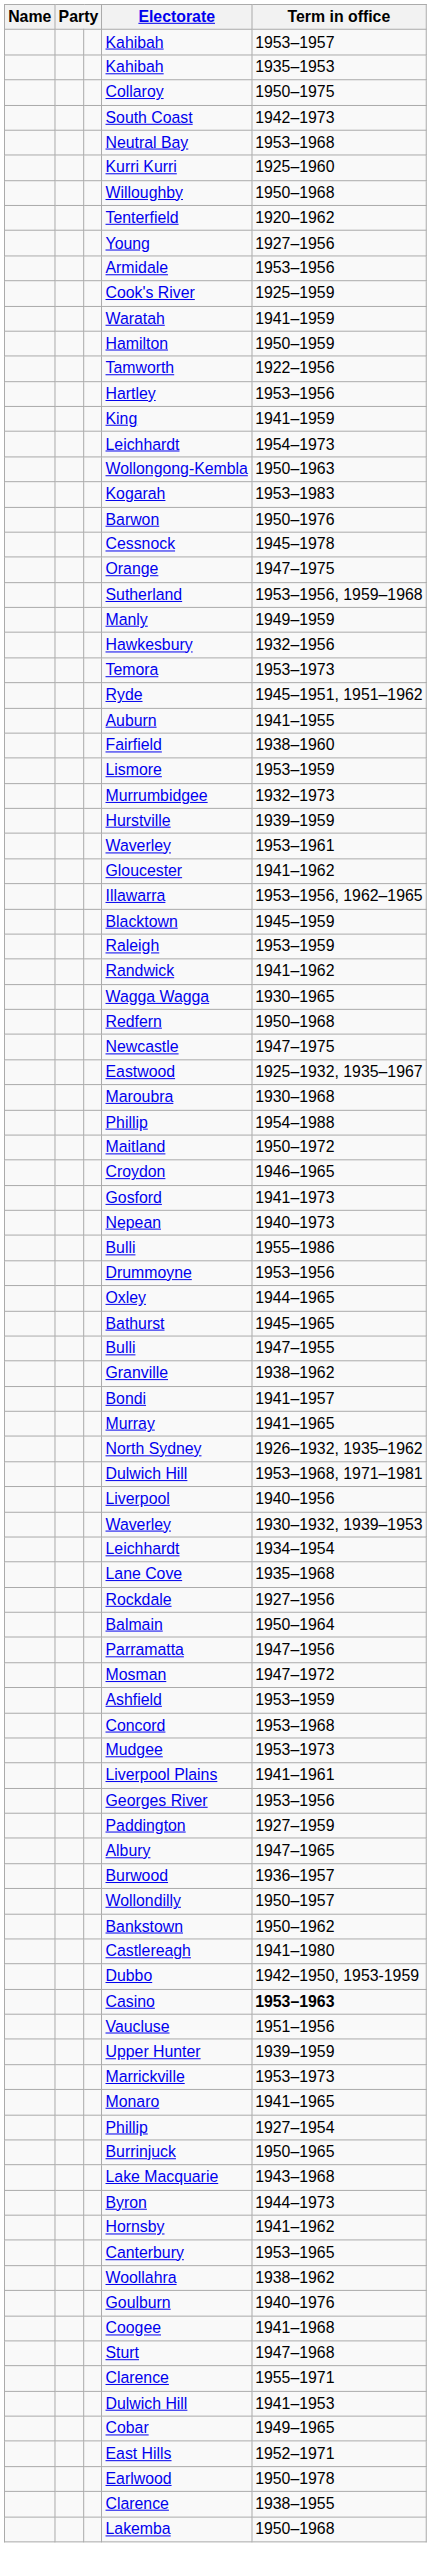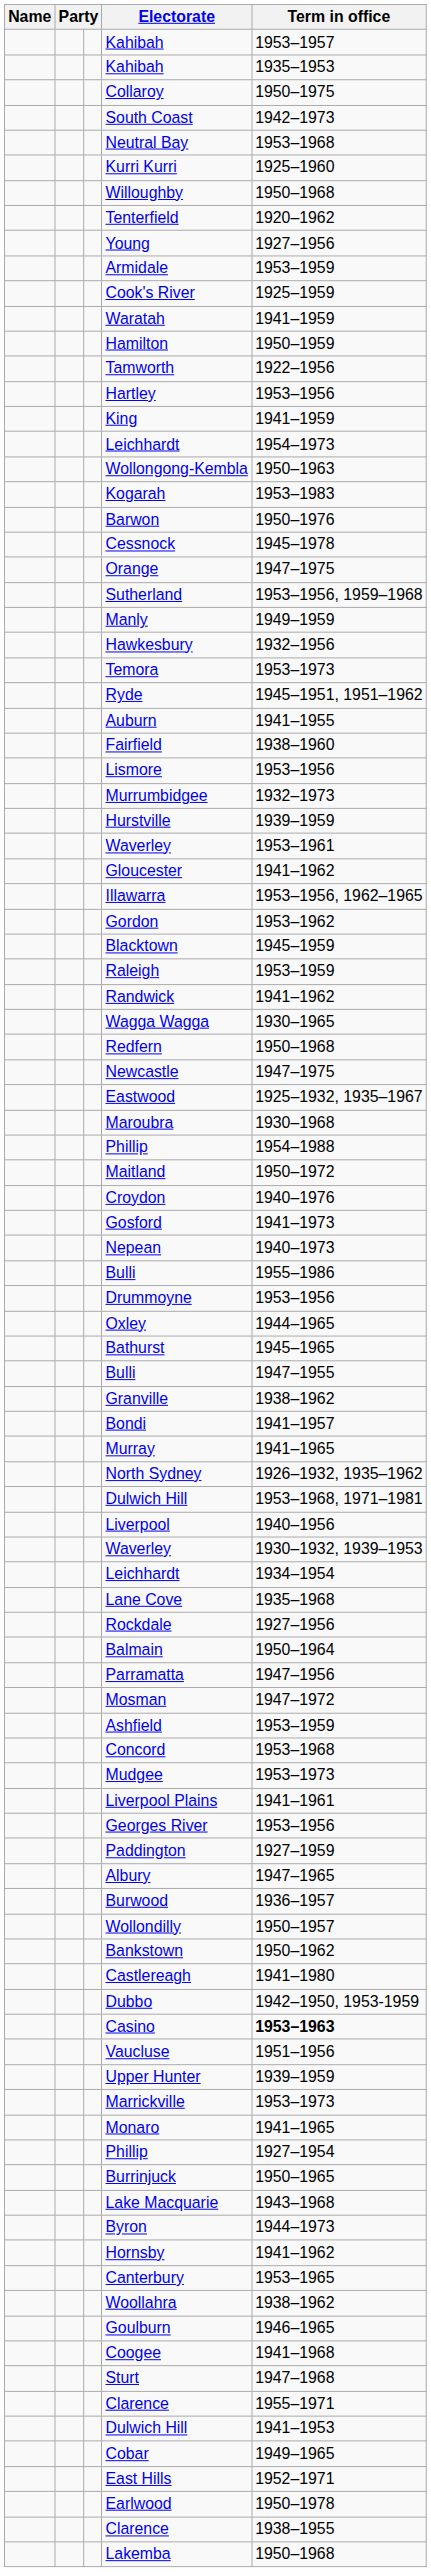(295, 268) 1953–1956 -> (295, 268) 1953–1959
(295, 770) 1953–1959 -> (295, 770) 1953–1956
+ row: (30, 921)
(295, 1172) 1946–1965 -> (295, 1197) 1940–1976
(295, 2303) 1940–1976 -> (295, 2328) 1946–1965
